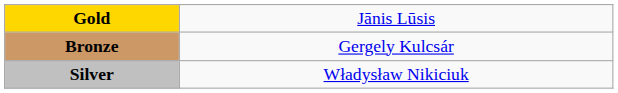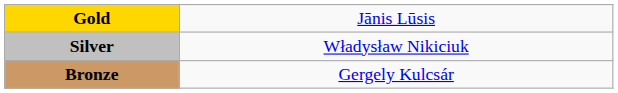rows swapped: (92, 74) <-> (92, 46)
